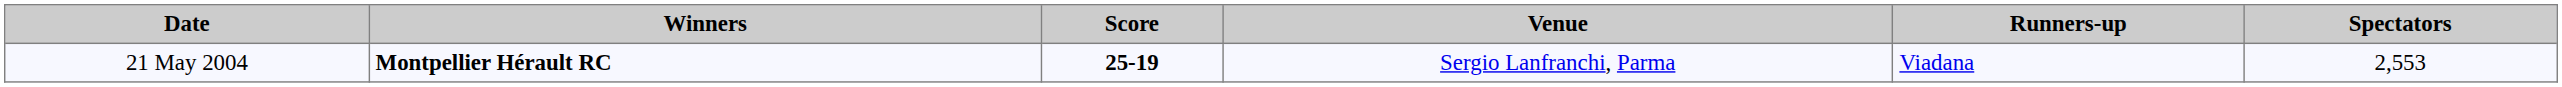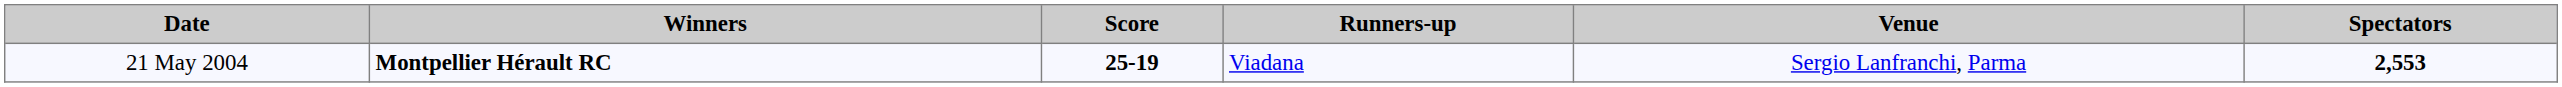columns swapped: (2068, 23) <-> (1558, 23)
(2400, 62) normal -> (2400, 62) bold
